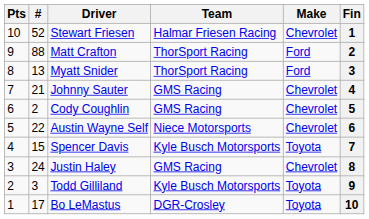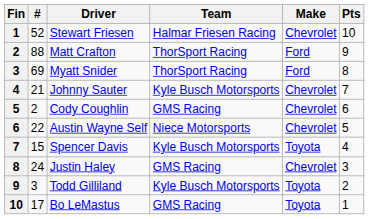columns swapped: (352, 14) <-> (17, 14)
(38, 71) 13 -> (37, 71) 69
(188, 90) GMS Racing -> (216, 90) Kyle Busch Motorsports
(189, 204) DGR-Crosley -> (187, 204) GMS Racing
